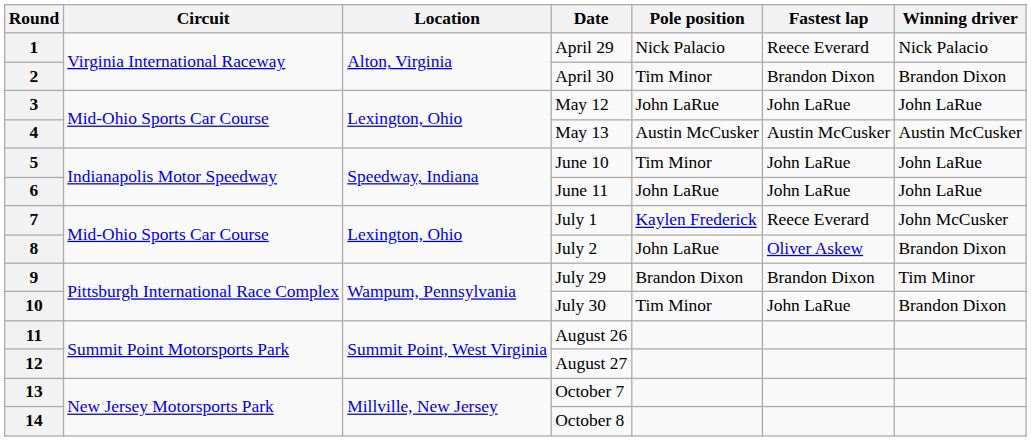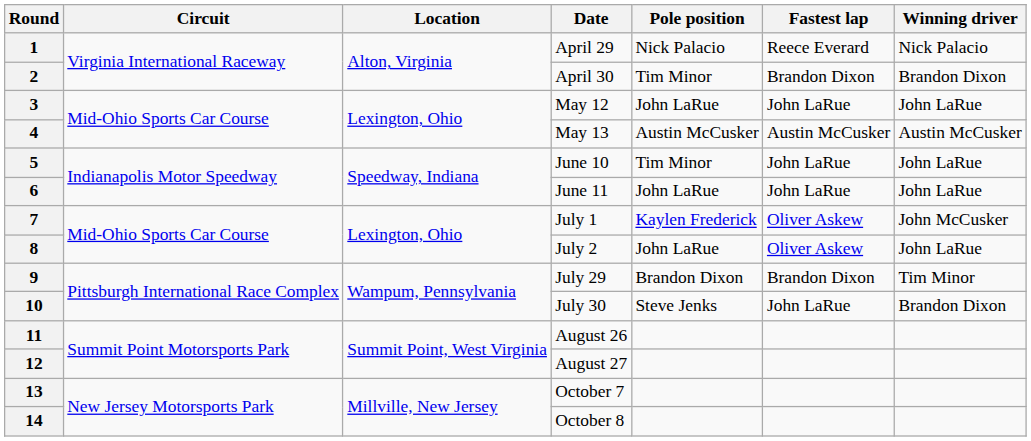(818, 219) Reece Everard -> (815, 219) Oliver Askew
(952, 248) Brandon Dixon -> (940, 248) John LaRue
(674, 305) Tim Minor -> (676, 305) Steve Jenks
